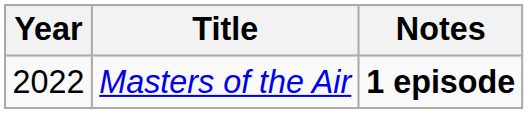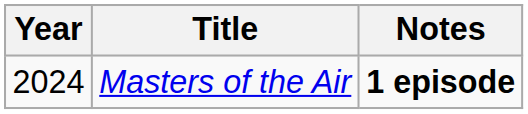(48, 81) 2022 -> (48, 81) 2024
